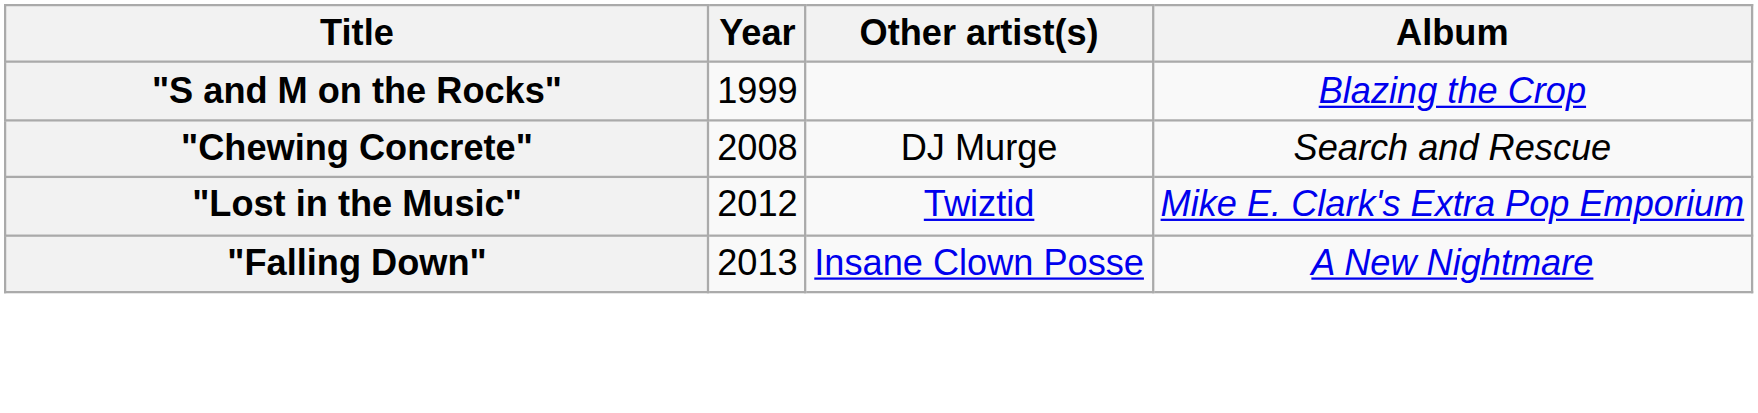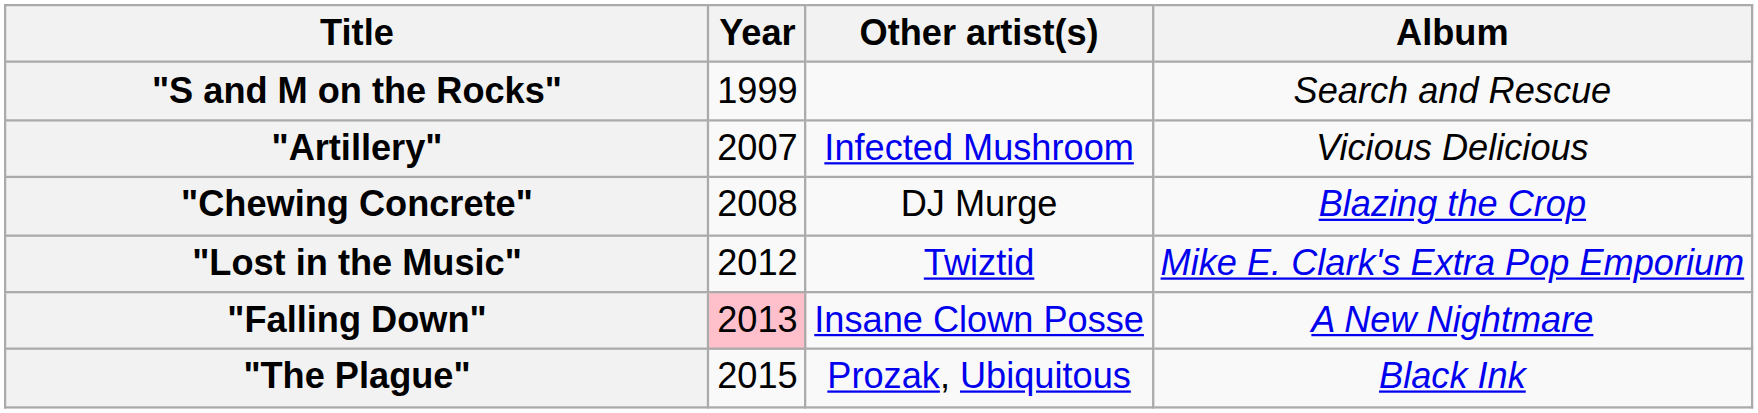(1452, 90) Blazing the Crop -> (1452, 90) Search and Rescue
+ row: (357, 147)
(1452, 147) Search and Rescue -> (1452, 205) Blazing the Crop
(757, 262) no background -> (757, 319) pink background
+ row: (357, 377)
